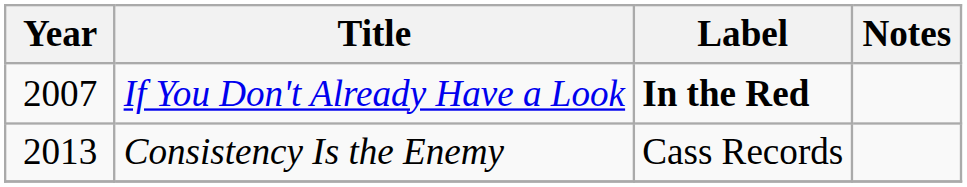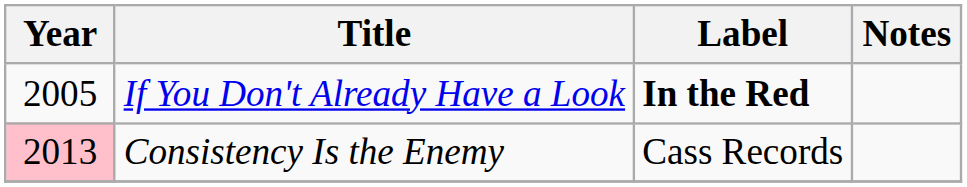(60, 92) 2007 -> (60, 92) 2005
(60, 151) no background -> (60, 151) pink background
